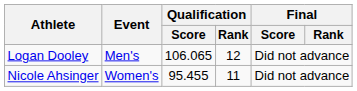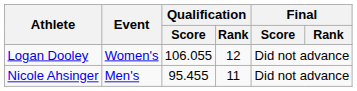(122, 55) Men's -> (132, 55) Women's
(188, 55) 106.065 -> (188, 55) 106.055
(132, 76) Women's -> (122, 76) Men's
